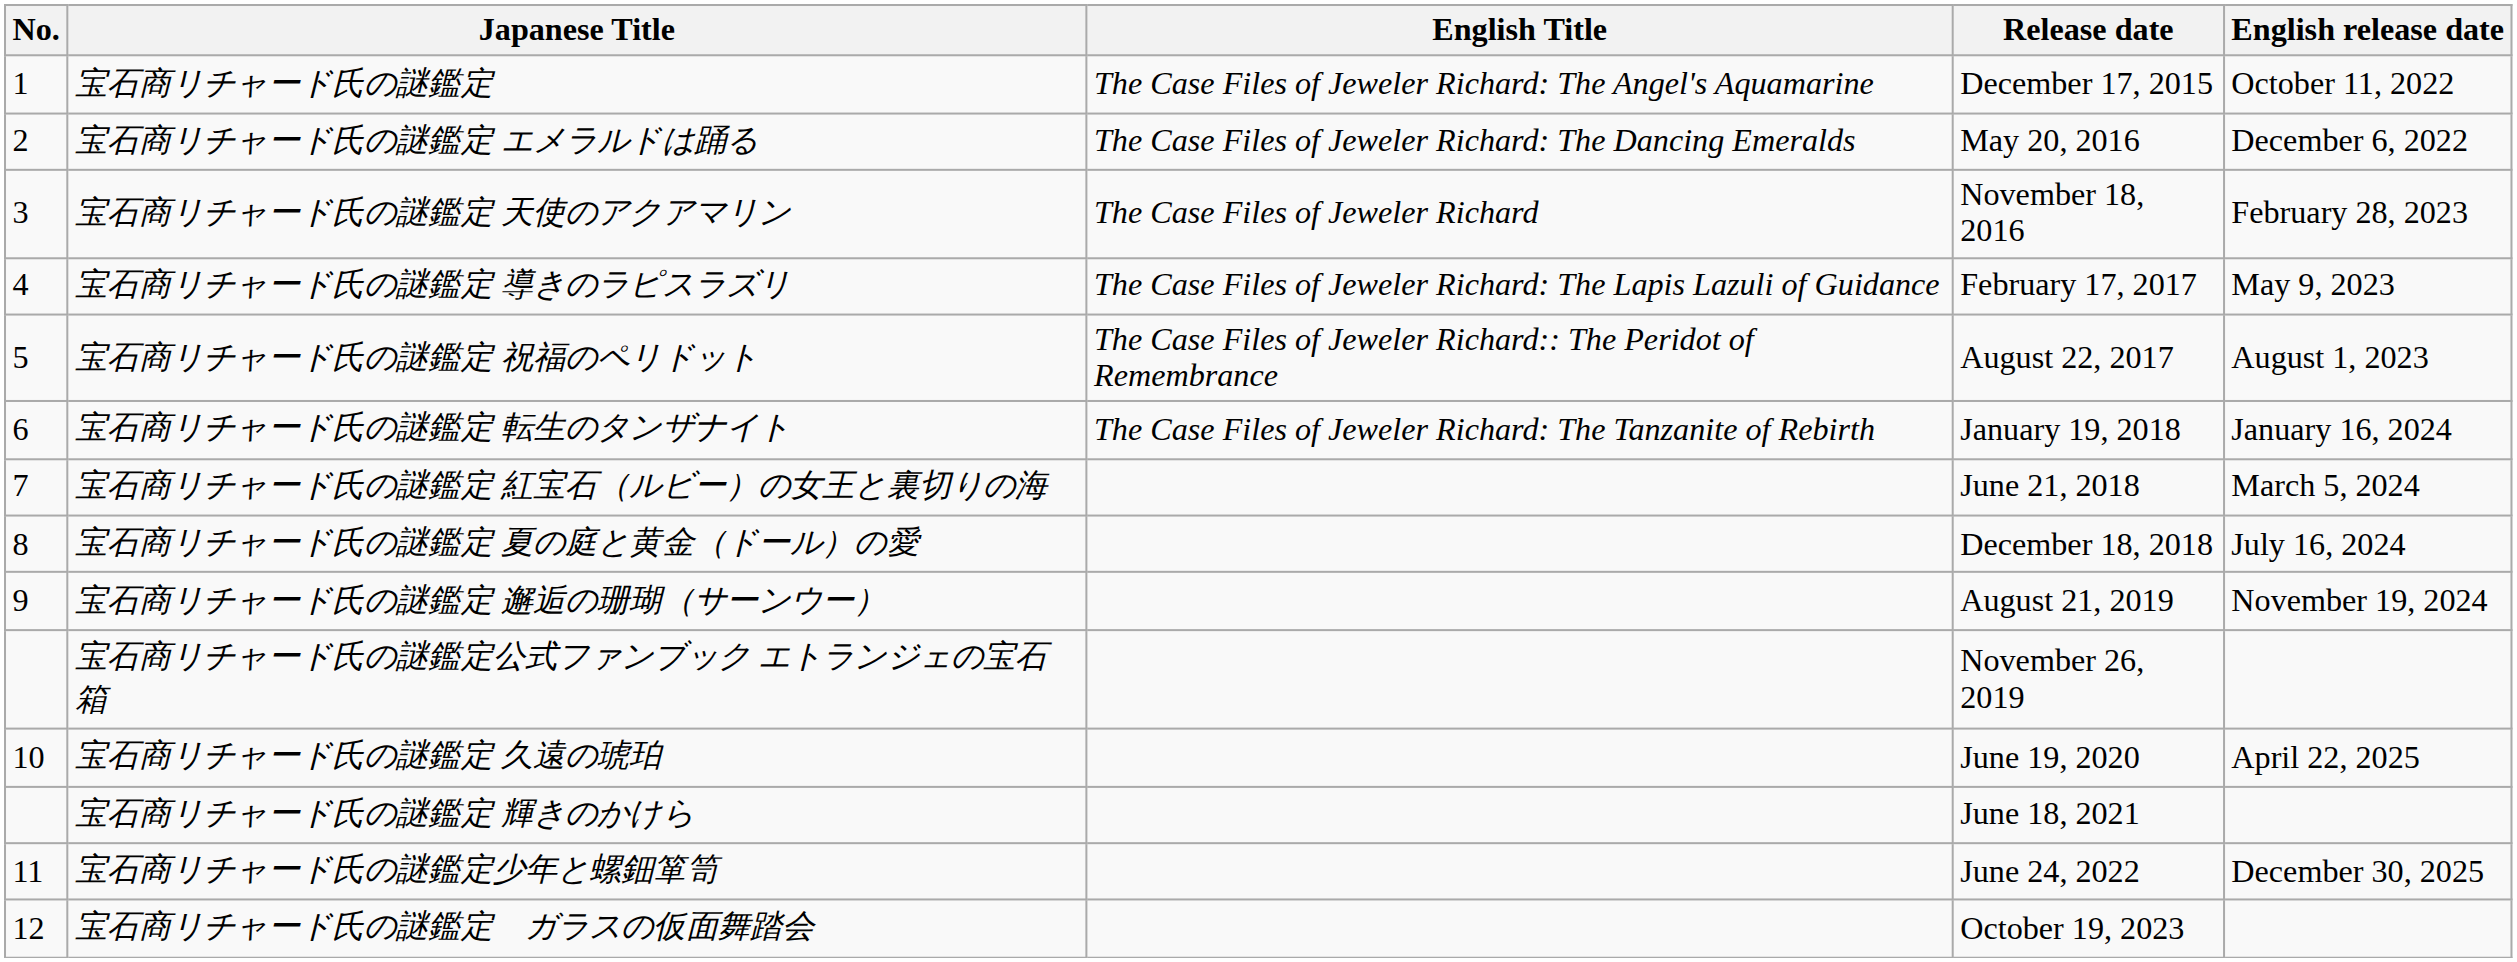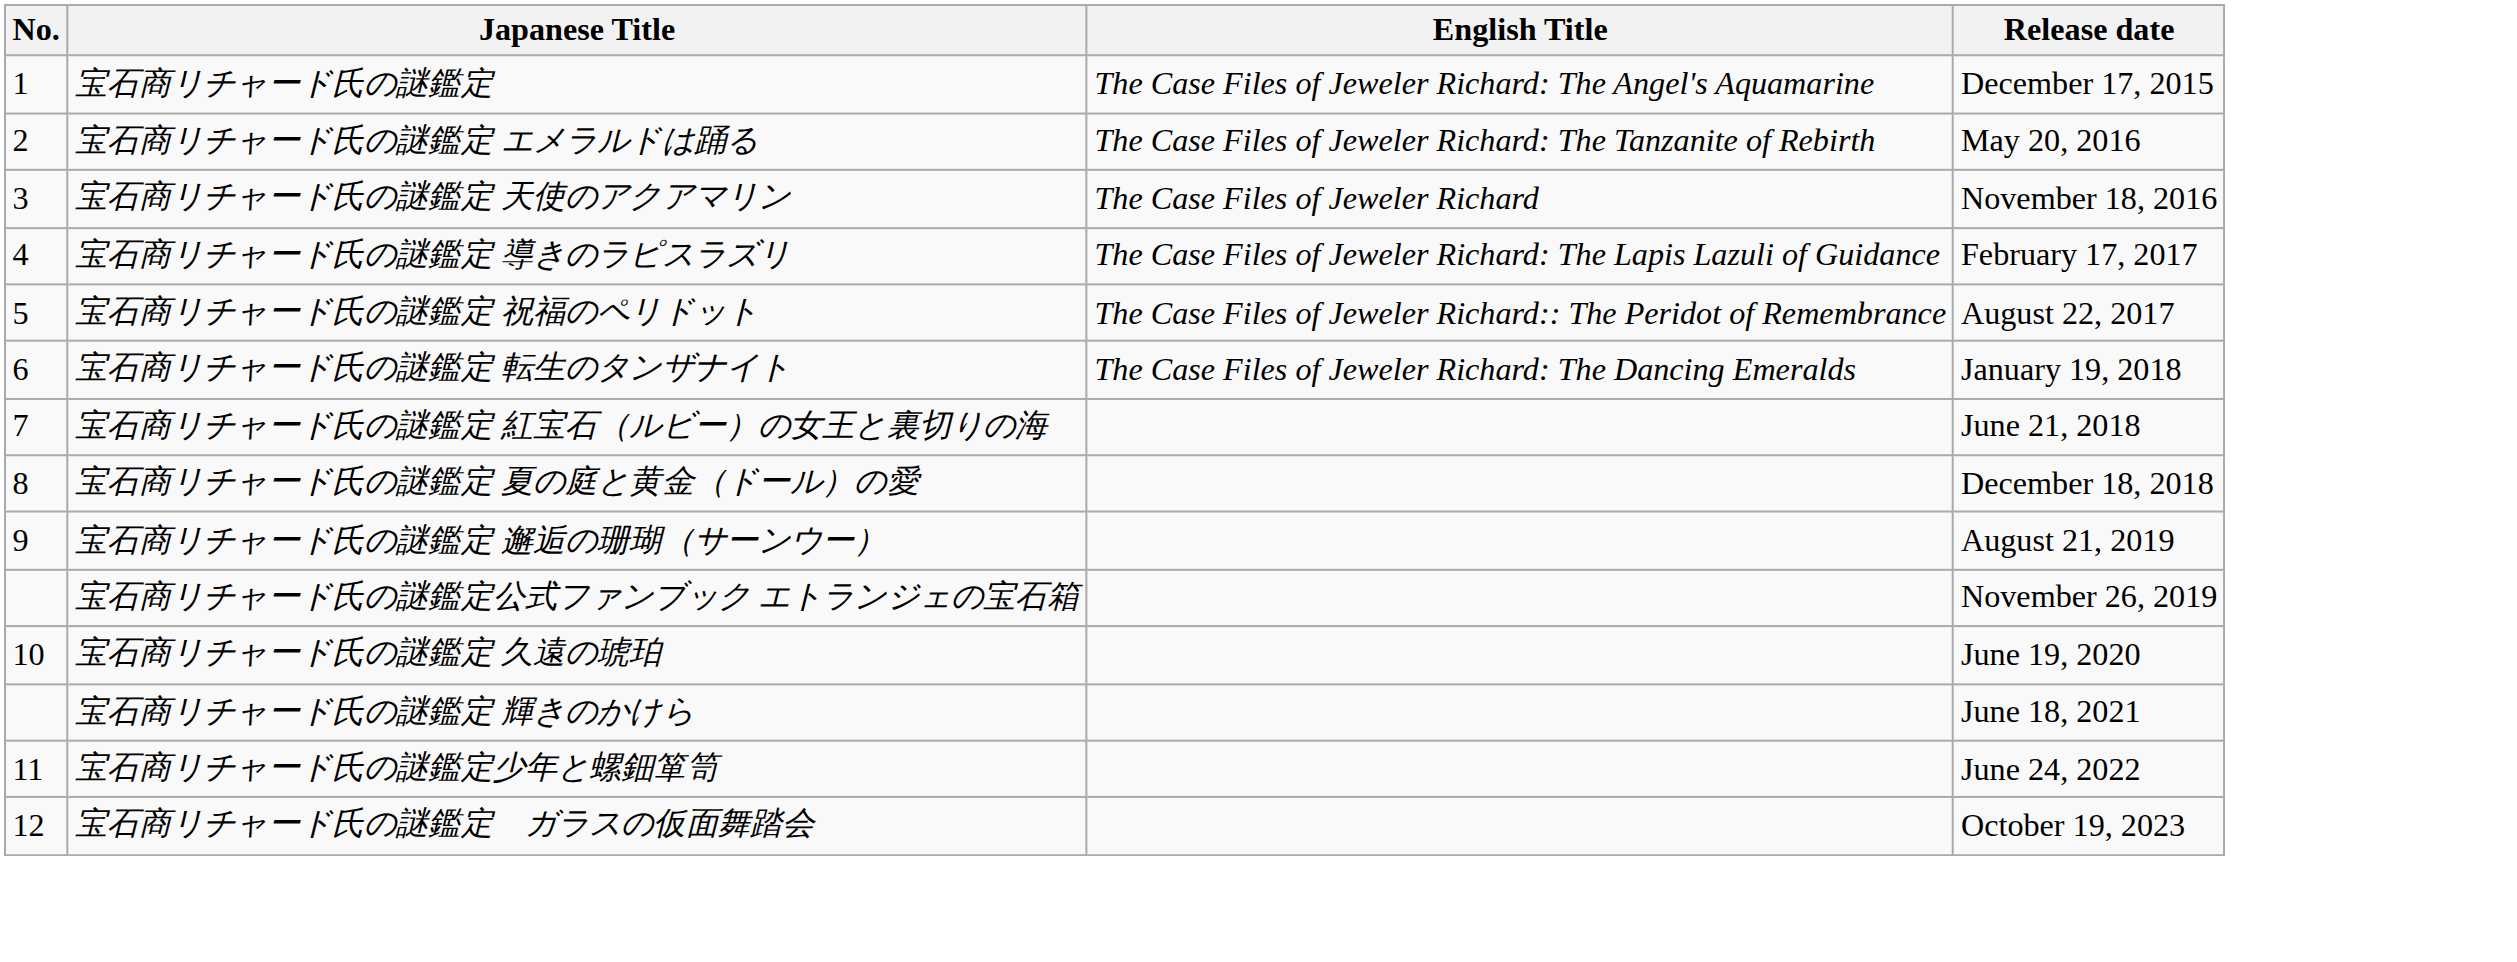- column: (2368, 30)
(1475, 141) The Case Files of Jeweler Richard: The Dancing Emeralds -> (1485, 141) The Case Files of Jeweler Richard: The Tanzanite of Rebirth
(1484, 429) The Case Files of Jeweler Richard: The Tanzanite of Rebirth -> (1475, 369) The Case Files of Jeweler Richard: The Dancing Emeralds
